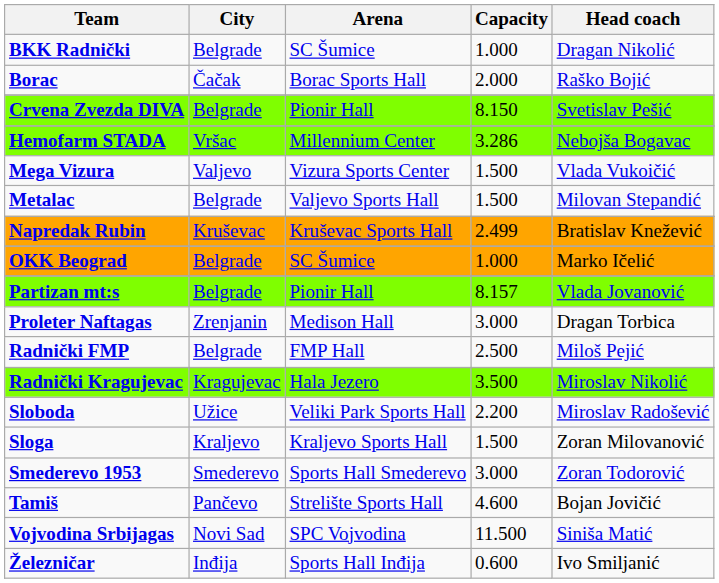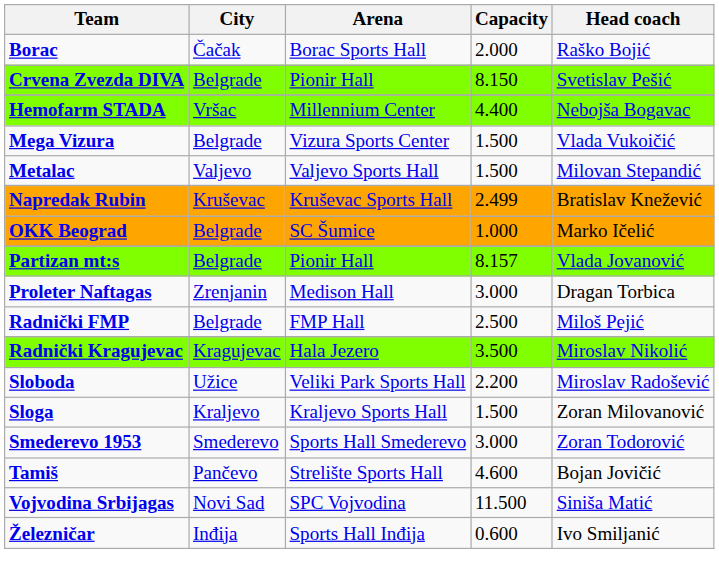- row: (70, 49)
(496, 140) 3.286 -> (496, 110) 4.400
(222, 170) Valjevo -> (227, 140) Belgrade
(227, 200) Belgrade -> (222, 170) Valjevo
